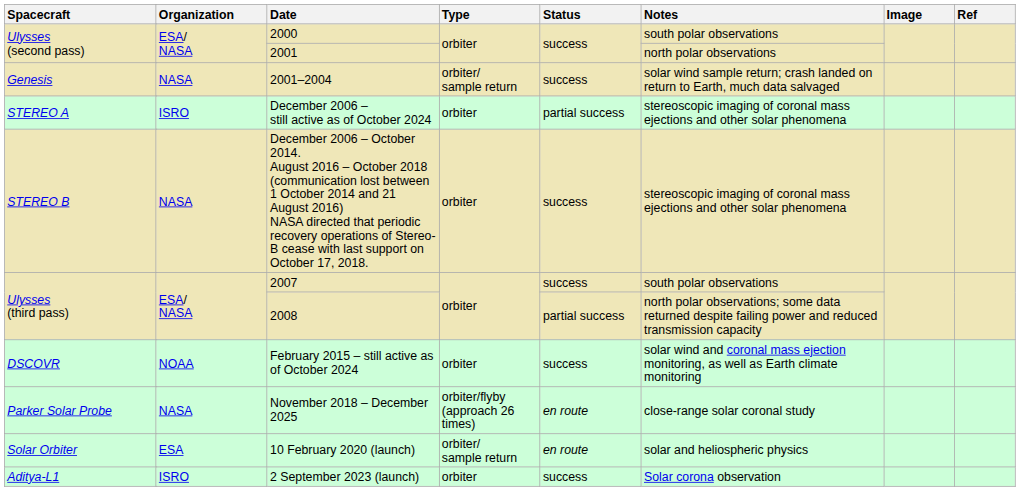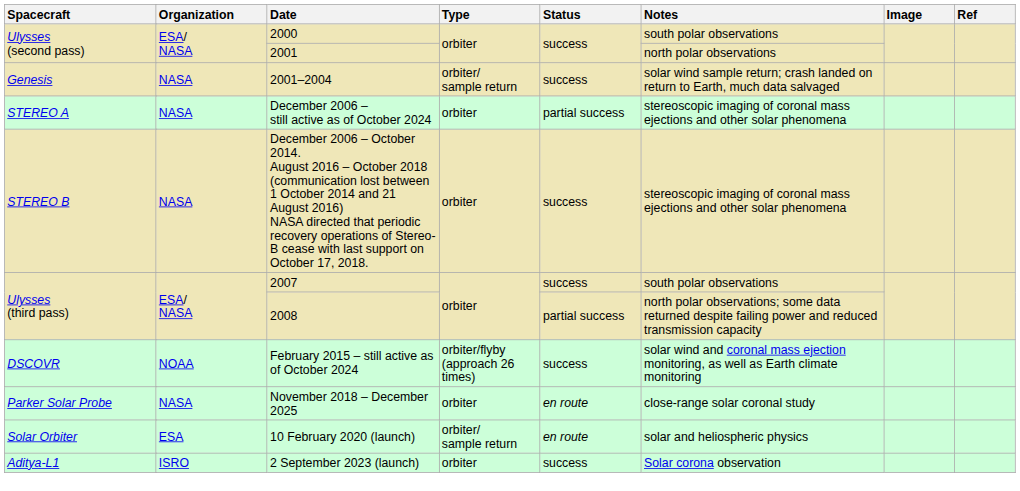(174, 113) ISRO -> (176, 113) NASA
(459, 363) orbiter -> (478, 363) orbiter/flyby (approach 26 times)
(478, 410) orbiter/flyby (approach 26 times) -> (459, 403) orbiter
